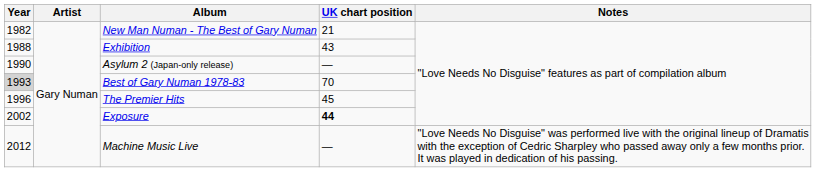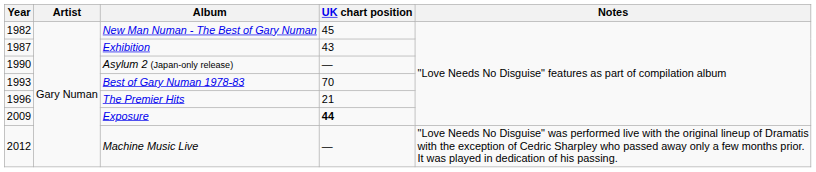(328, 30) 21 -> (328, 30) 45
(19, 47) 1988 -> (19, 47) 1987
(19, 82) lightgrey background -> (19, 82) no background
(328, 99) 45 -> (328, 99) 21
(19, 116) 2002 -> (19, 116) 2009
